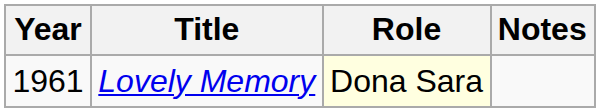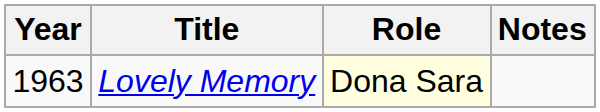(48, 80) 1961 -> (48, 80) 1963
